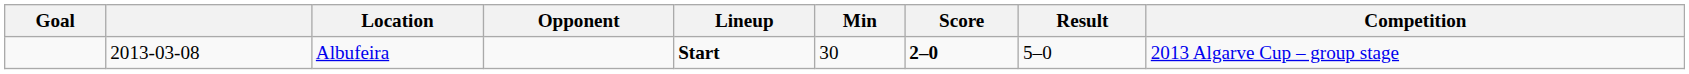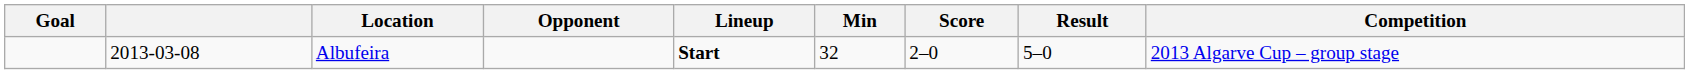(829, 52) 30 -> (829, 52) 32
(924, 52) bold -> (924, 52) normal
